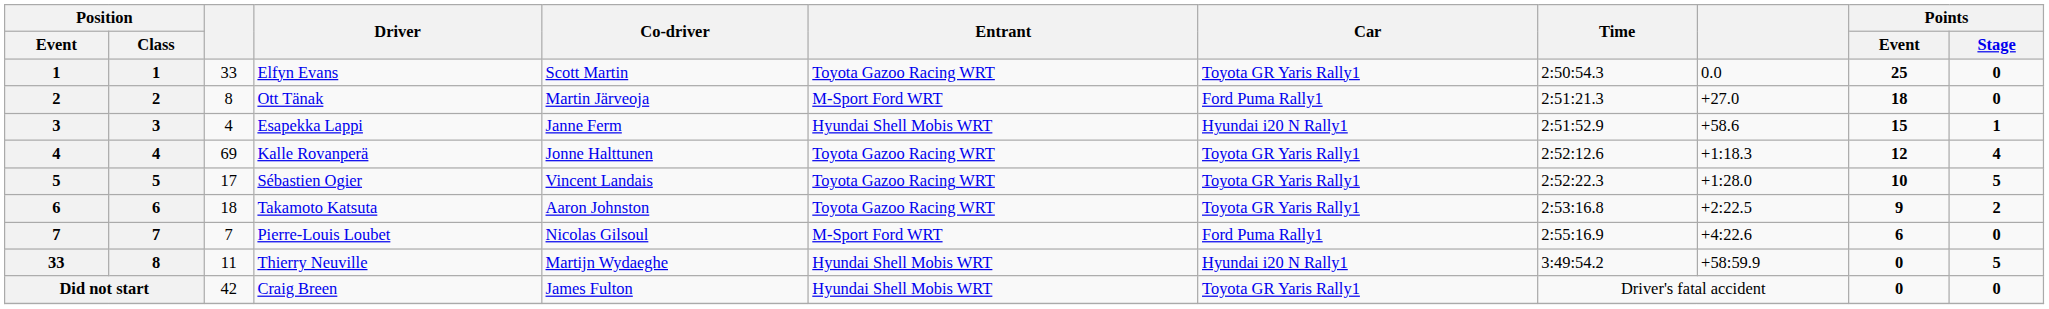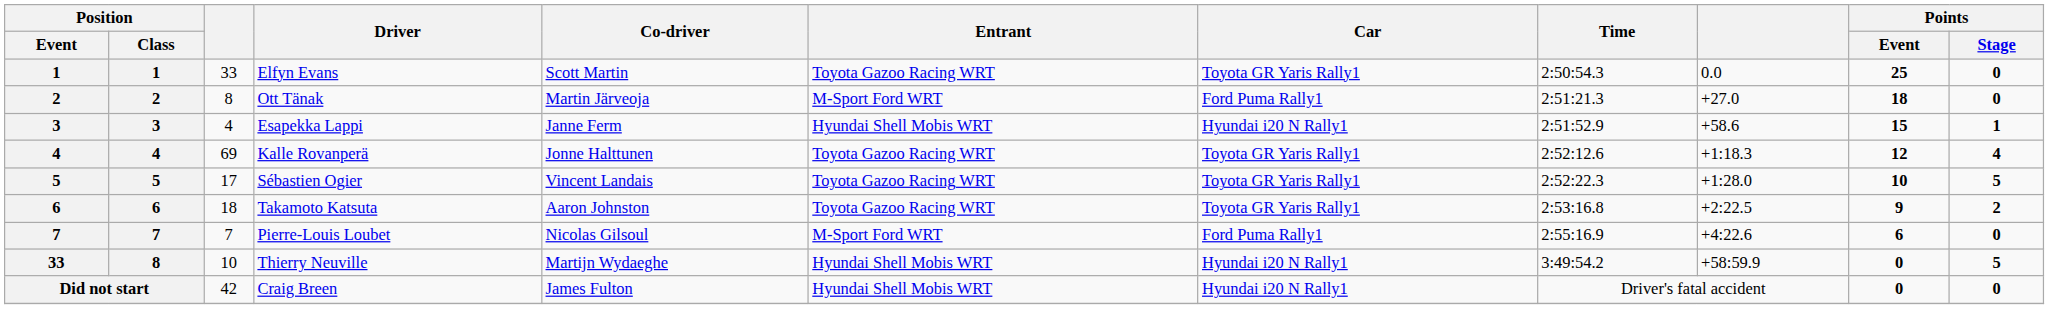(229, 262) 11 -> (229, 262) 10
(1281, 289) Toyota GR Yaris Rally1 -> (1275, 289) Hyundai i20 N Rally1
